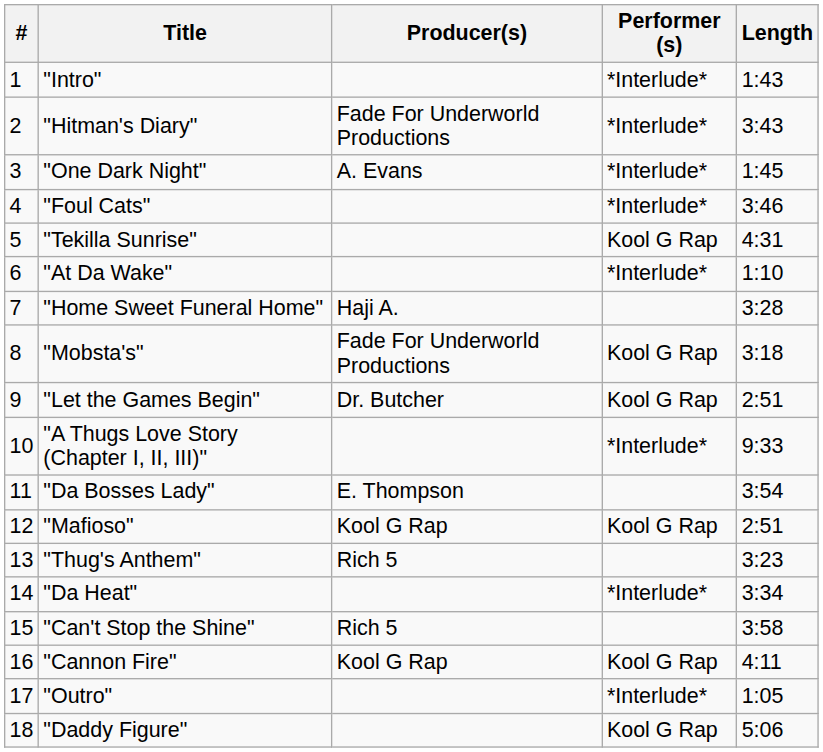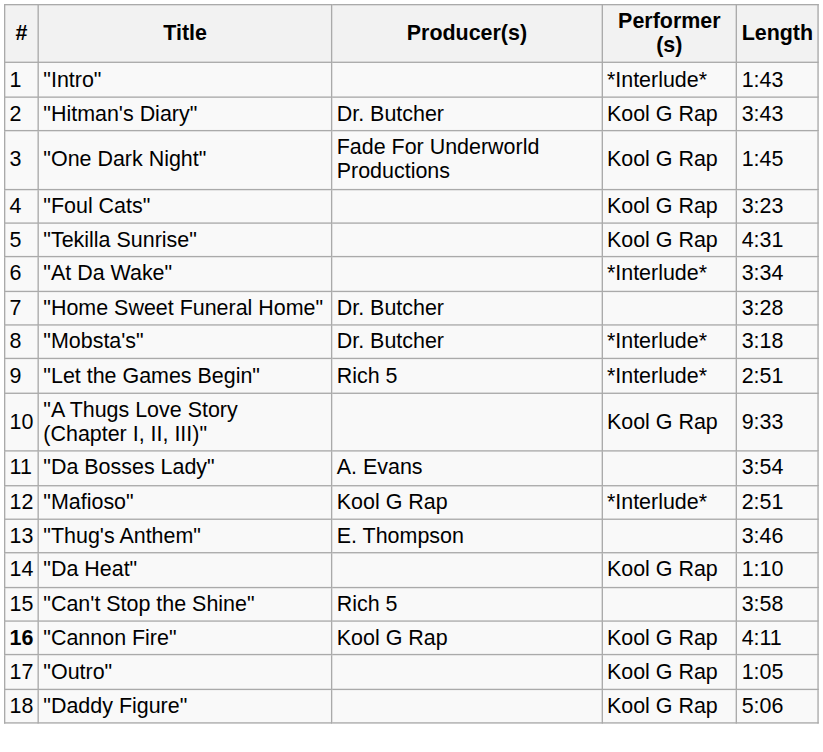(438, 125) Fade For Underworld Productions -> (390, 113) Dr. Butcher
(657, 125) *Interlude* -> (662, 113) Kool G Rap
(380, 171) A. Evans -> (438, 159) Fade For Underworld Productions
(657, 171) *Interlude* -> (662, 159) Kool G Rap
(657, 205) *Interlude* -> (662, 205) Kool G Rap
(762, 205) 3:46 -> (762, 205) 3:23
(762, 273) 1:10 -> (762, 273) 3:34
(368, 307) Haji A. -> (390, 307) Dr. Butcher
(438, 353) Fade For Underworld Productions -> (390, 341) Dr. Butcher
(662, 353) Kool G Rap -> (657, 341) *Interlude*
(390, 399) Dr. Butcher -> (367, 375) Rich 5
(662, 399) Kool G Rap -> (657, 375) *Interlude*
(657, 445) *Interlude* -> (662, 421) Kool G Rap
(400, 492) E. Thompson -> (380, 467) A. Evans
(662, 526) Kool G Rap -> (657, 501) *Interlude*
(367, 560) Rich 5 -> (400, 535) E. Thompson
(762, 560) 3:23 -> (762, 535) 3:46
(657, 594) *Interlude* -> (662, 569) Kool G Rap
(762, 594) 3:34 -> (762, 569) 1:10
(22, 662) normal -> (22, 637) bold
(657, 696) *Interlude* -> (662, 671) Kool G Rap
